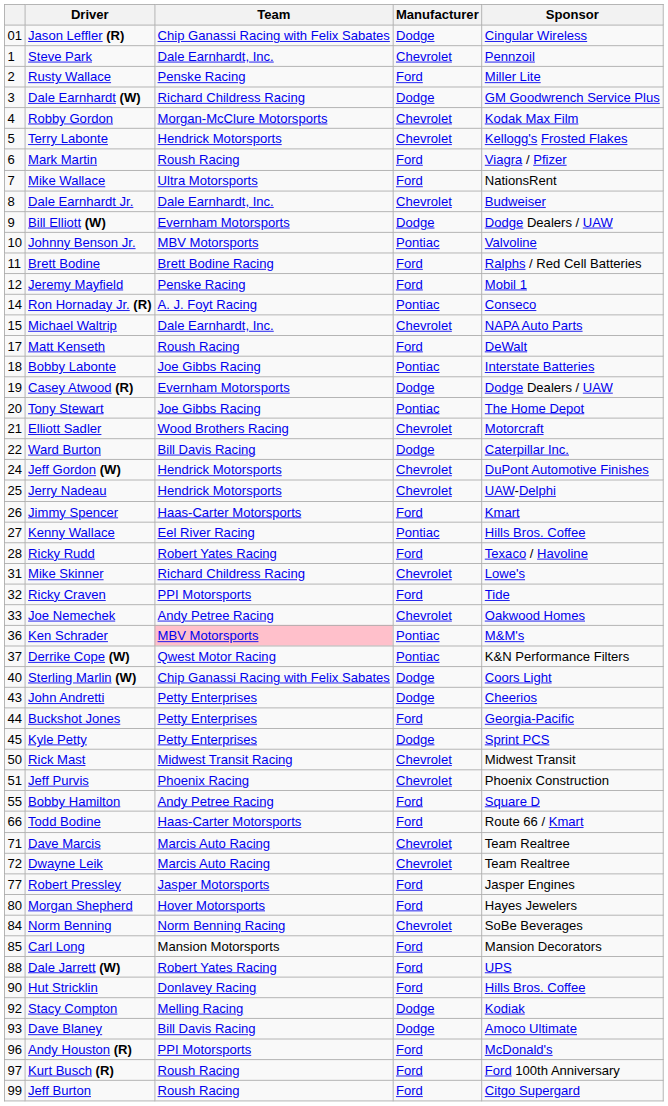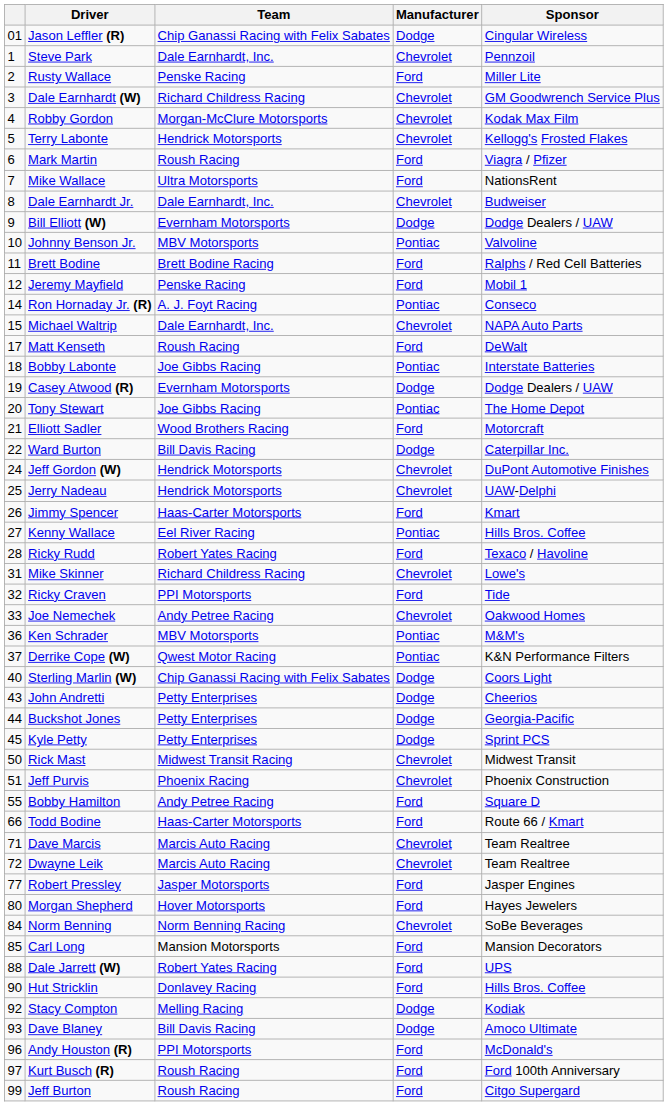(415, 98) Dodge -> (424, 98) Chevrolet
(424, 429) Chevrolet -> (409, 429) Ford
(208, 636) pink background -> (208, 636) no background
(409, 719) Ford -> (415, 719) Dodge
